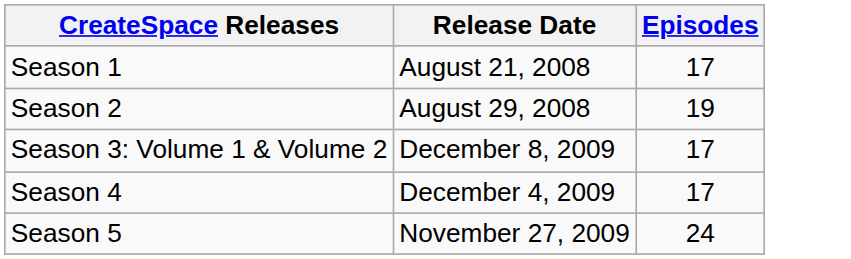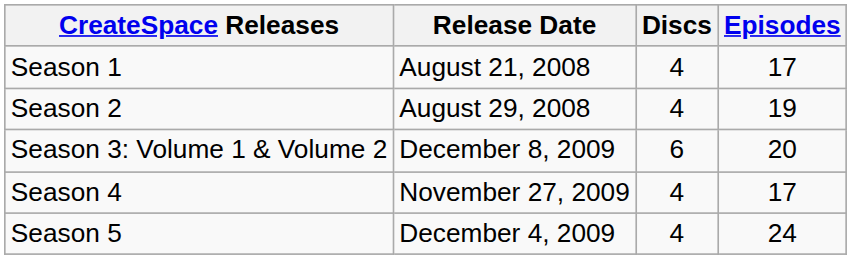+ column: (677, 25)
(700, 150) 17 -> (782, 150) 20
(507, 191) December 4, 2009 -> (515, 191) November 27, 2009
(515, 233) November 27, 2009 -> (507, 233) December 4, 2009
